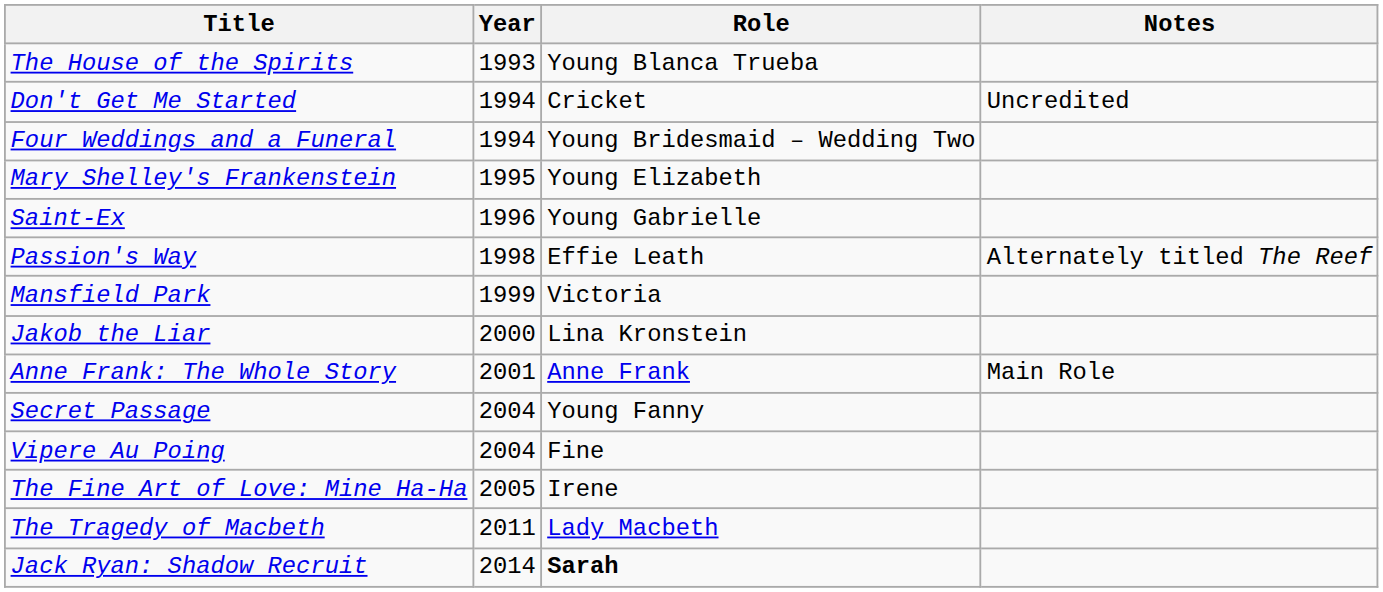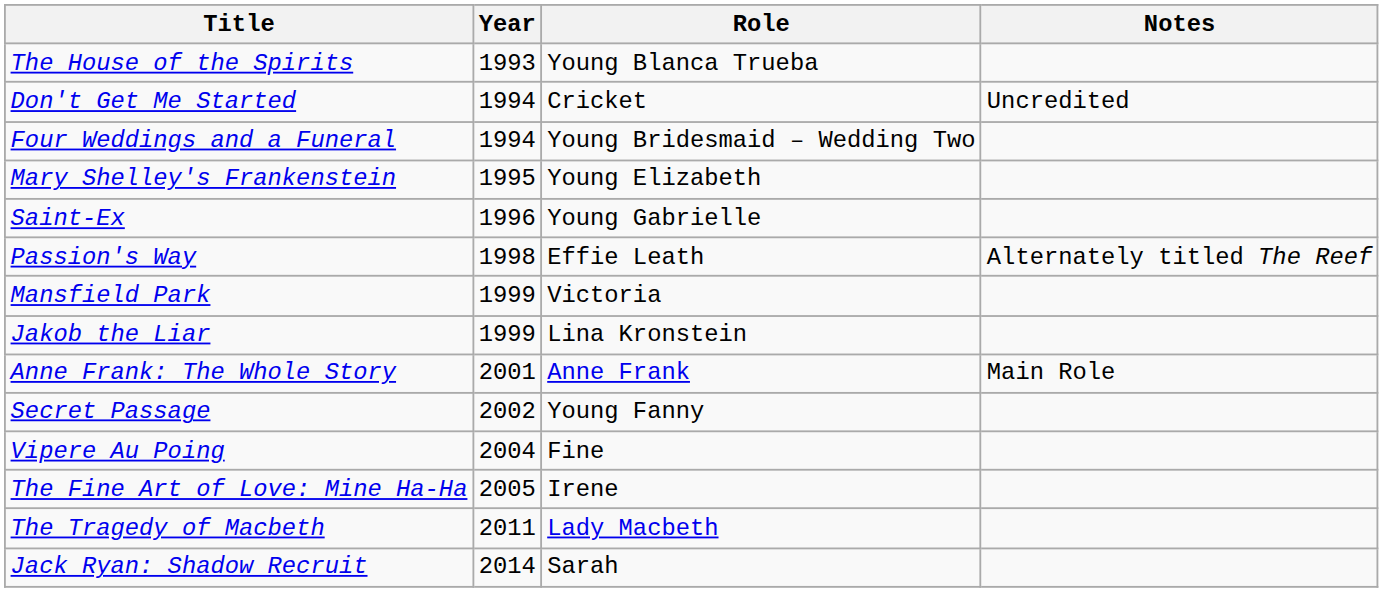(507, 334) 2000 -> (507, 334) 1999
(507, 412) 2004 -> (507, 412) 2002
(583, 567) bold -> (583, 567) normal
